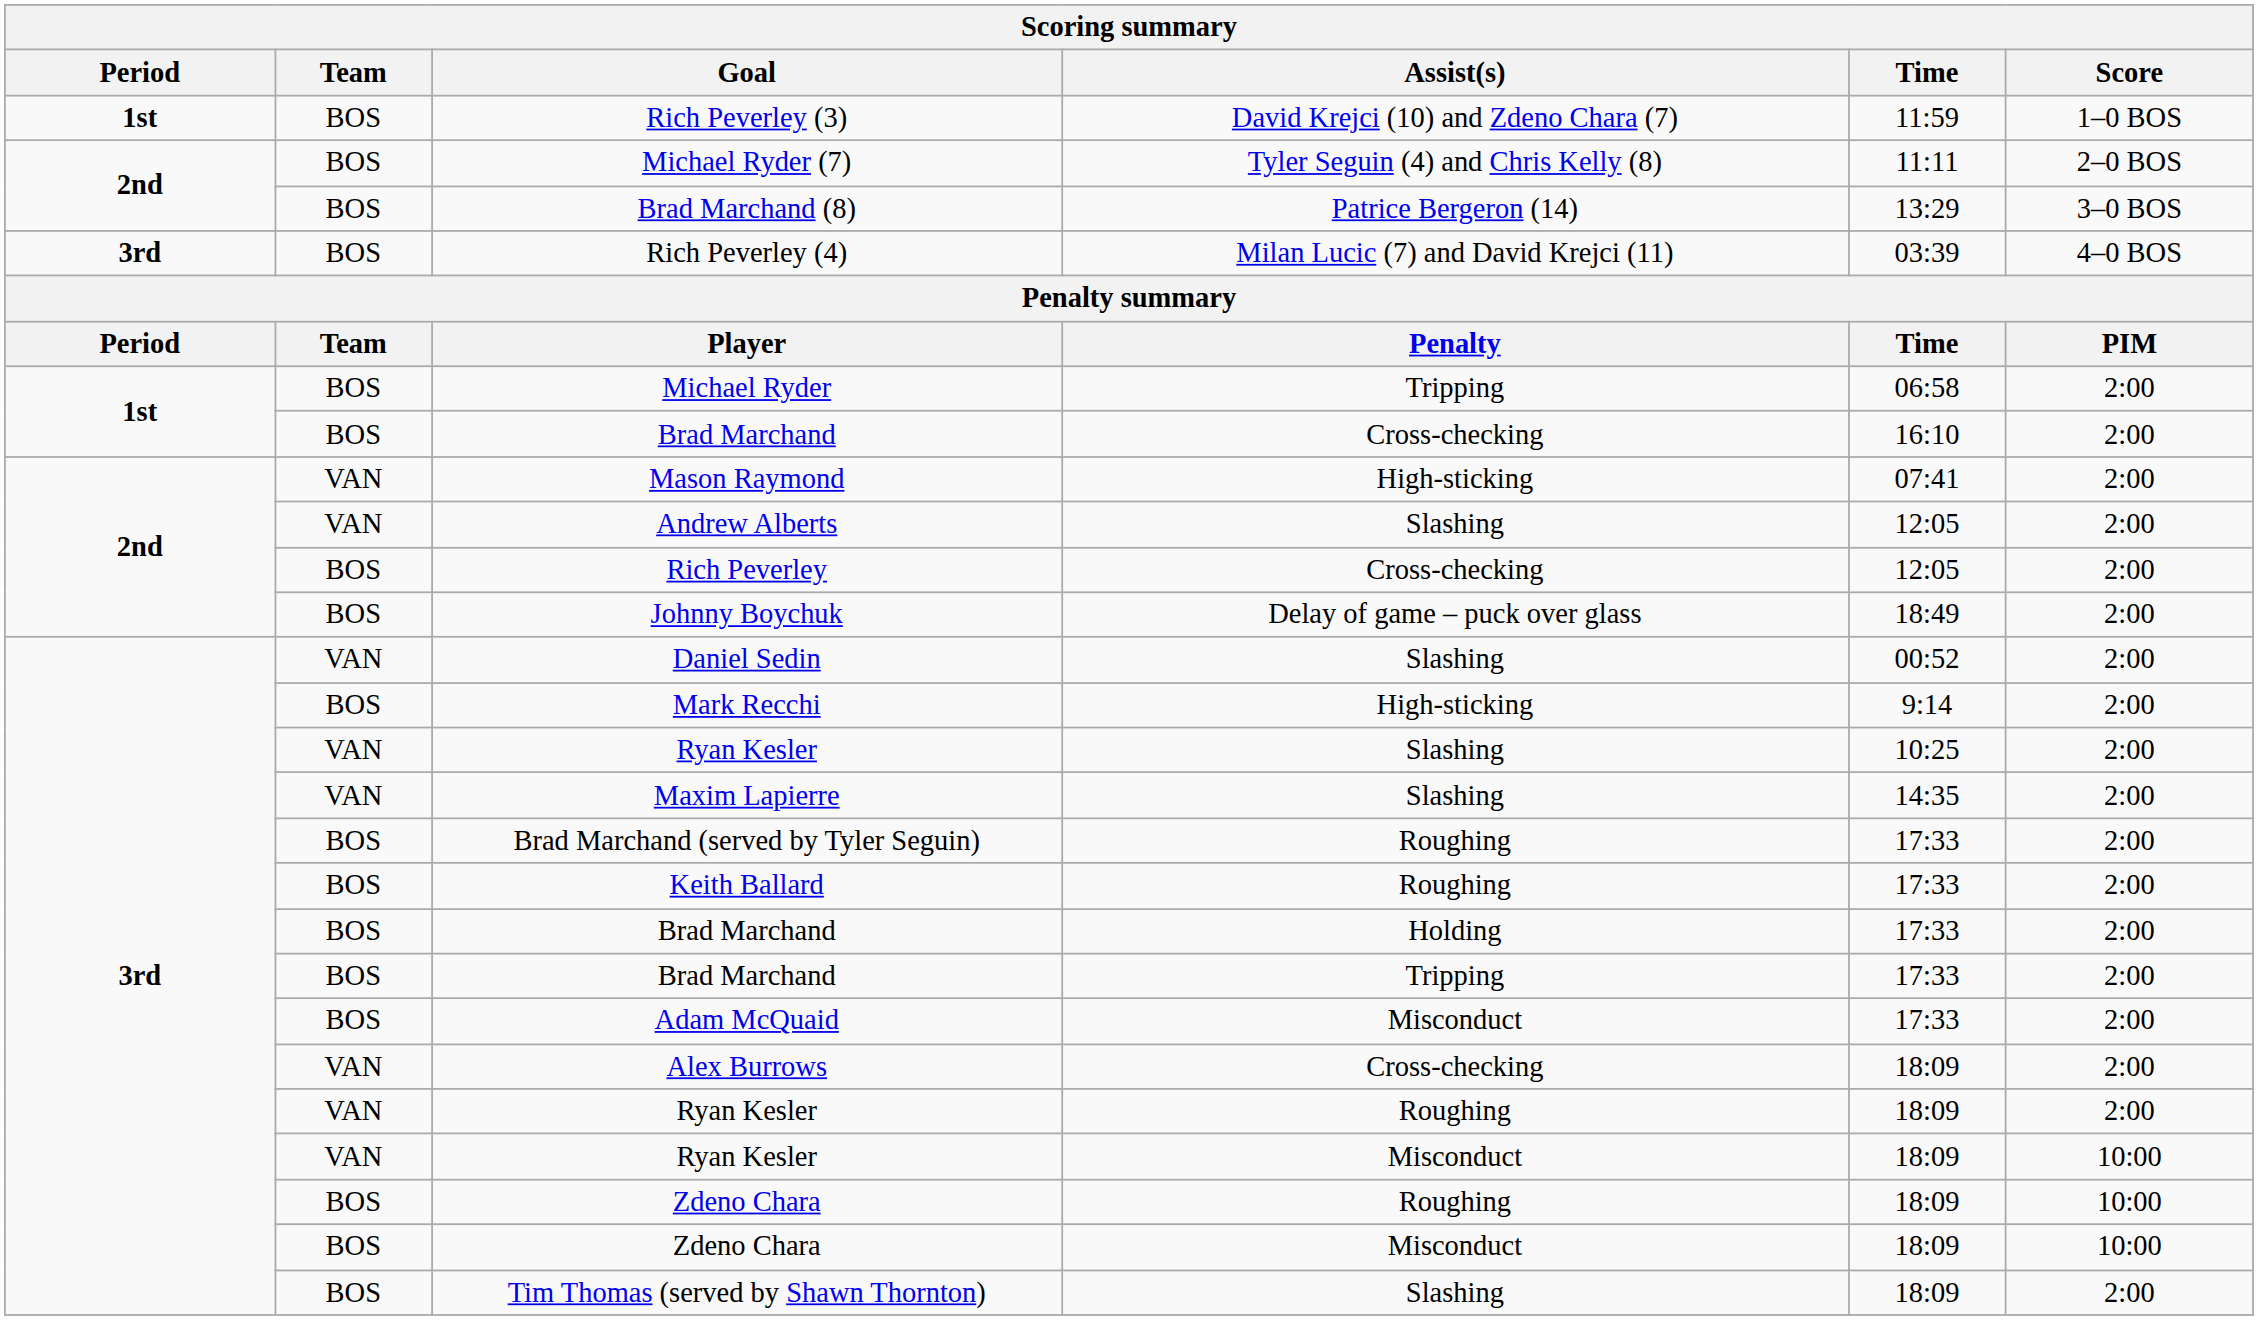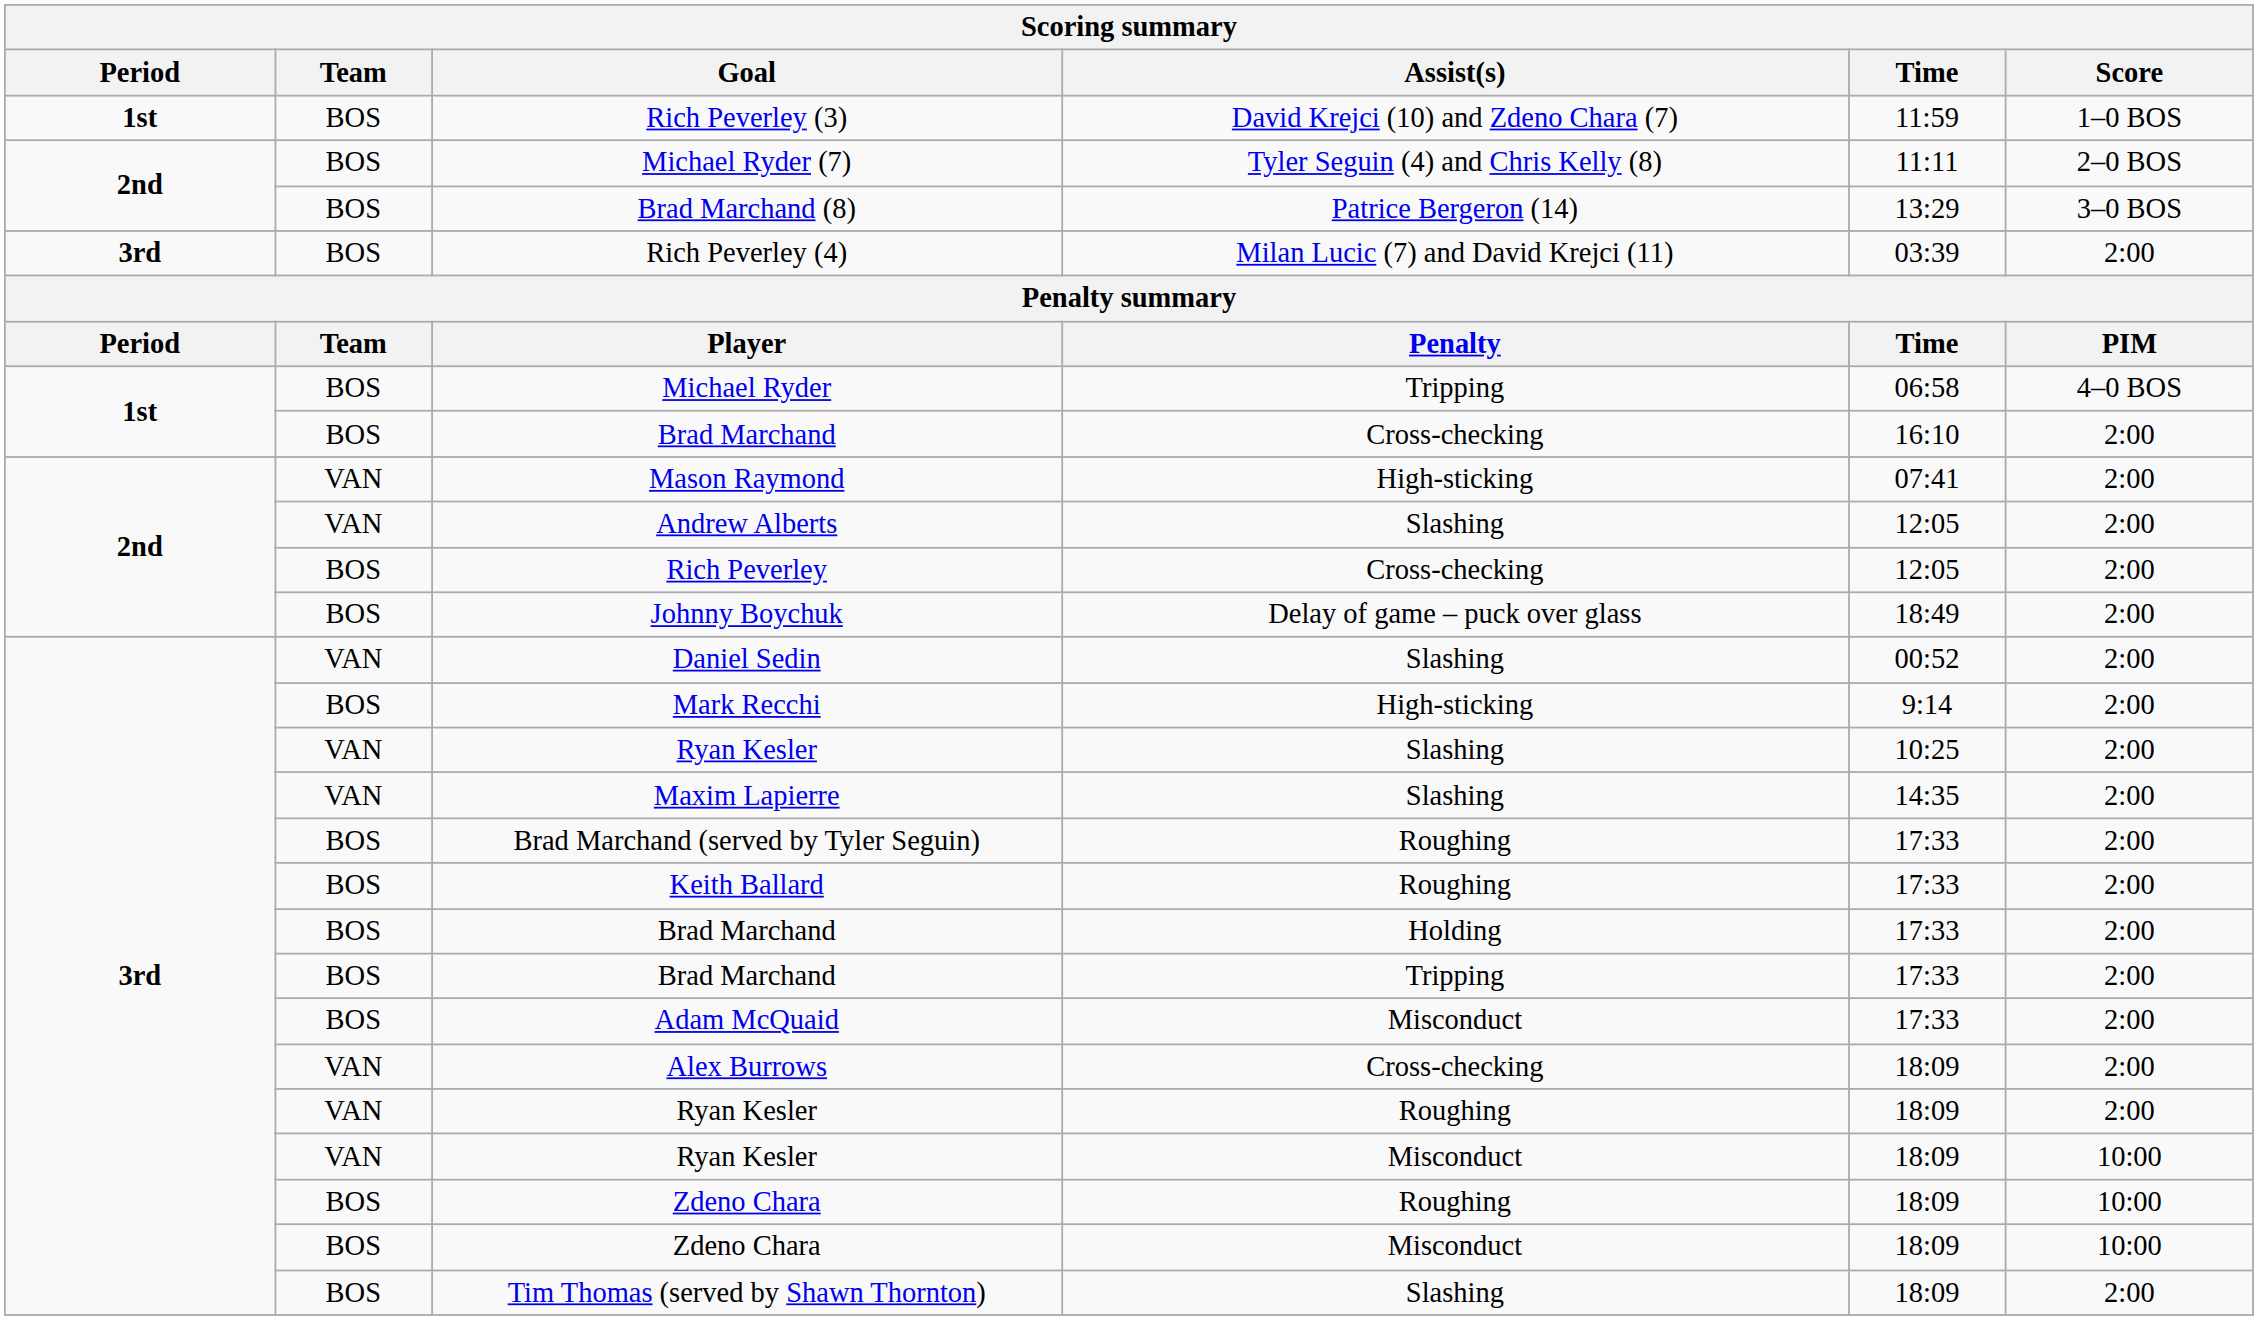(2129, 252) 4–0 BOS -> (2129, 252) 2:00
(2129, 388) 2:00 -> (2129, 388) 4–0 BOS
